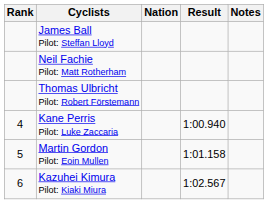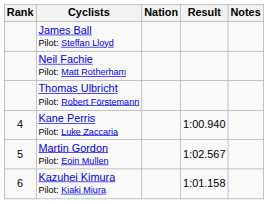(204, 154) 1:01.158 -> (204, 154) 1:02.567
(204, 183) 1:02.567 -> (204, 183) 1:01.158
